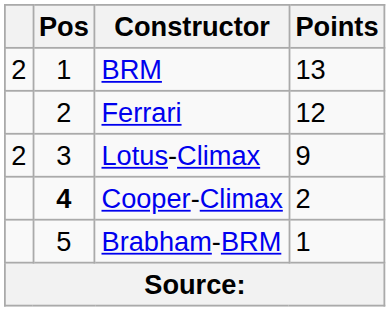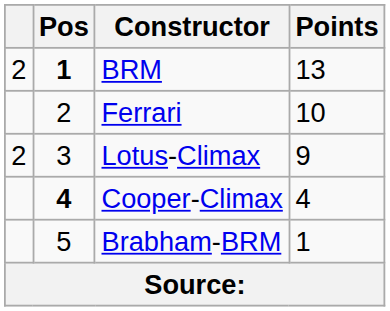(64, 70) normal -> (64, 70) bold
(311, 113) 12 -> (311, 113) 10
(303, 199) 2 -> (303, 199) 4
